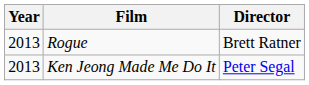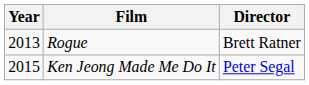(24, 67) 2013 -> (24, 67) 2015
